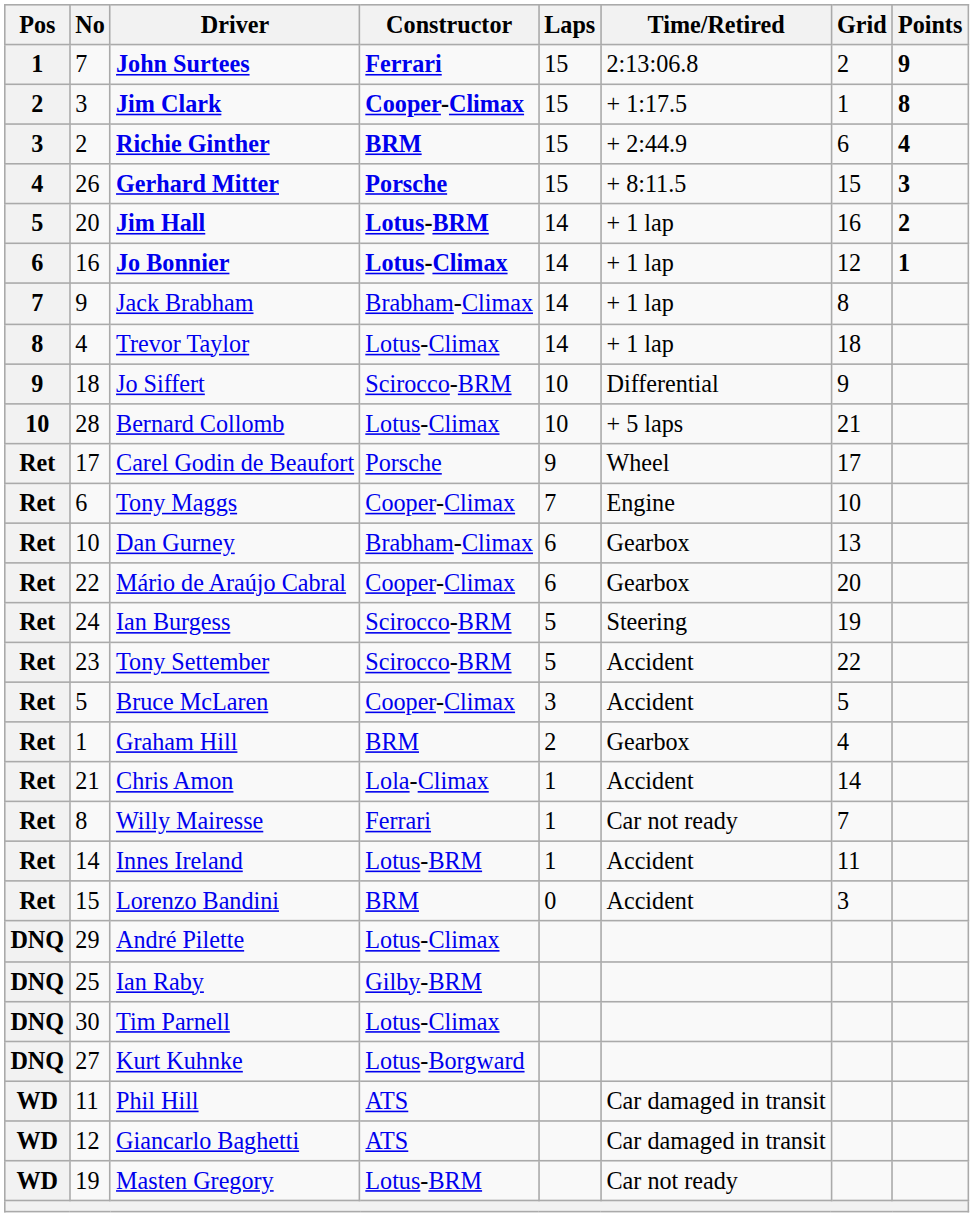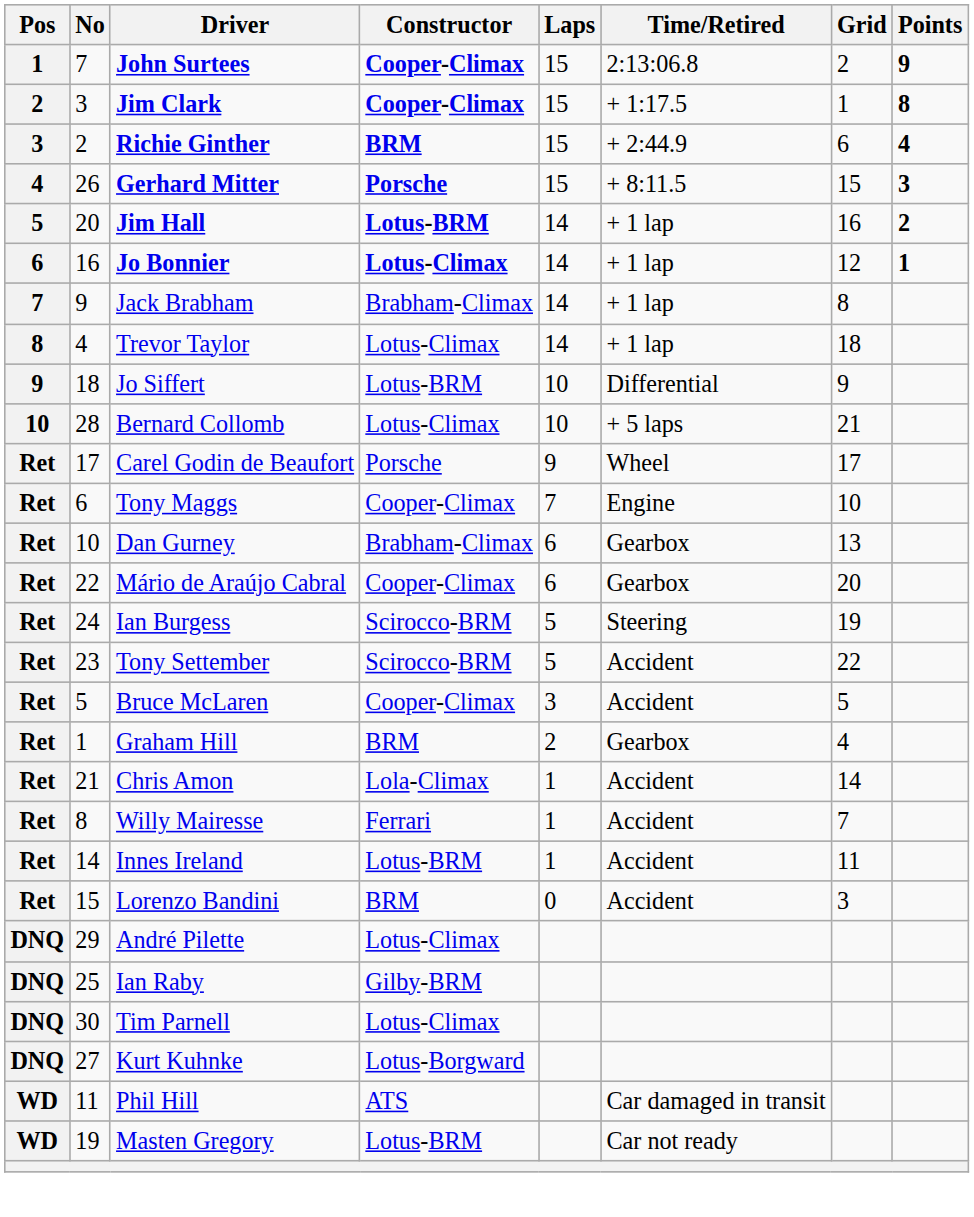(404, 64) Ferrari -> (445, 64) Cooper-Climax
(438, 383) Scirocco-BRM -> (424, 383) Lotus-BRM
(672, 821) Car not ready -> (650, 821) Accident
- row: (208, 1140)
